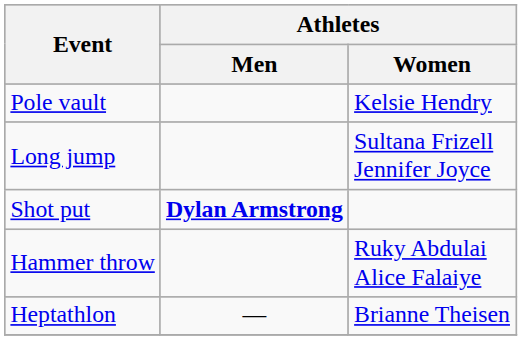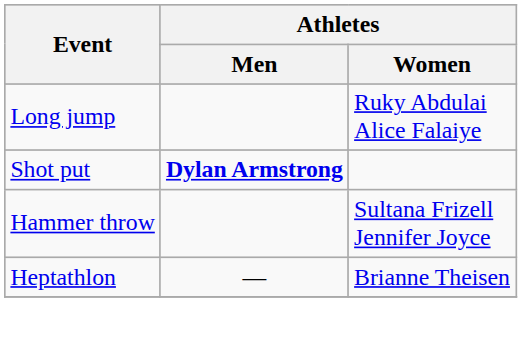- row: (58, 102)
(424, 156) Sultana Frizell Jennifer Joyce -> (420, 116) Ruky Abdulai Alice Falaiye
(420, 262) Ruky Abdulai Alice Falaiye -> (424, 223) Sultana Frizell Jennifer Joyce
